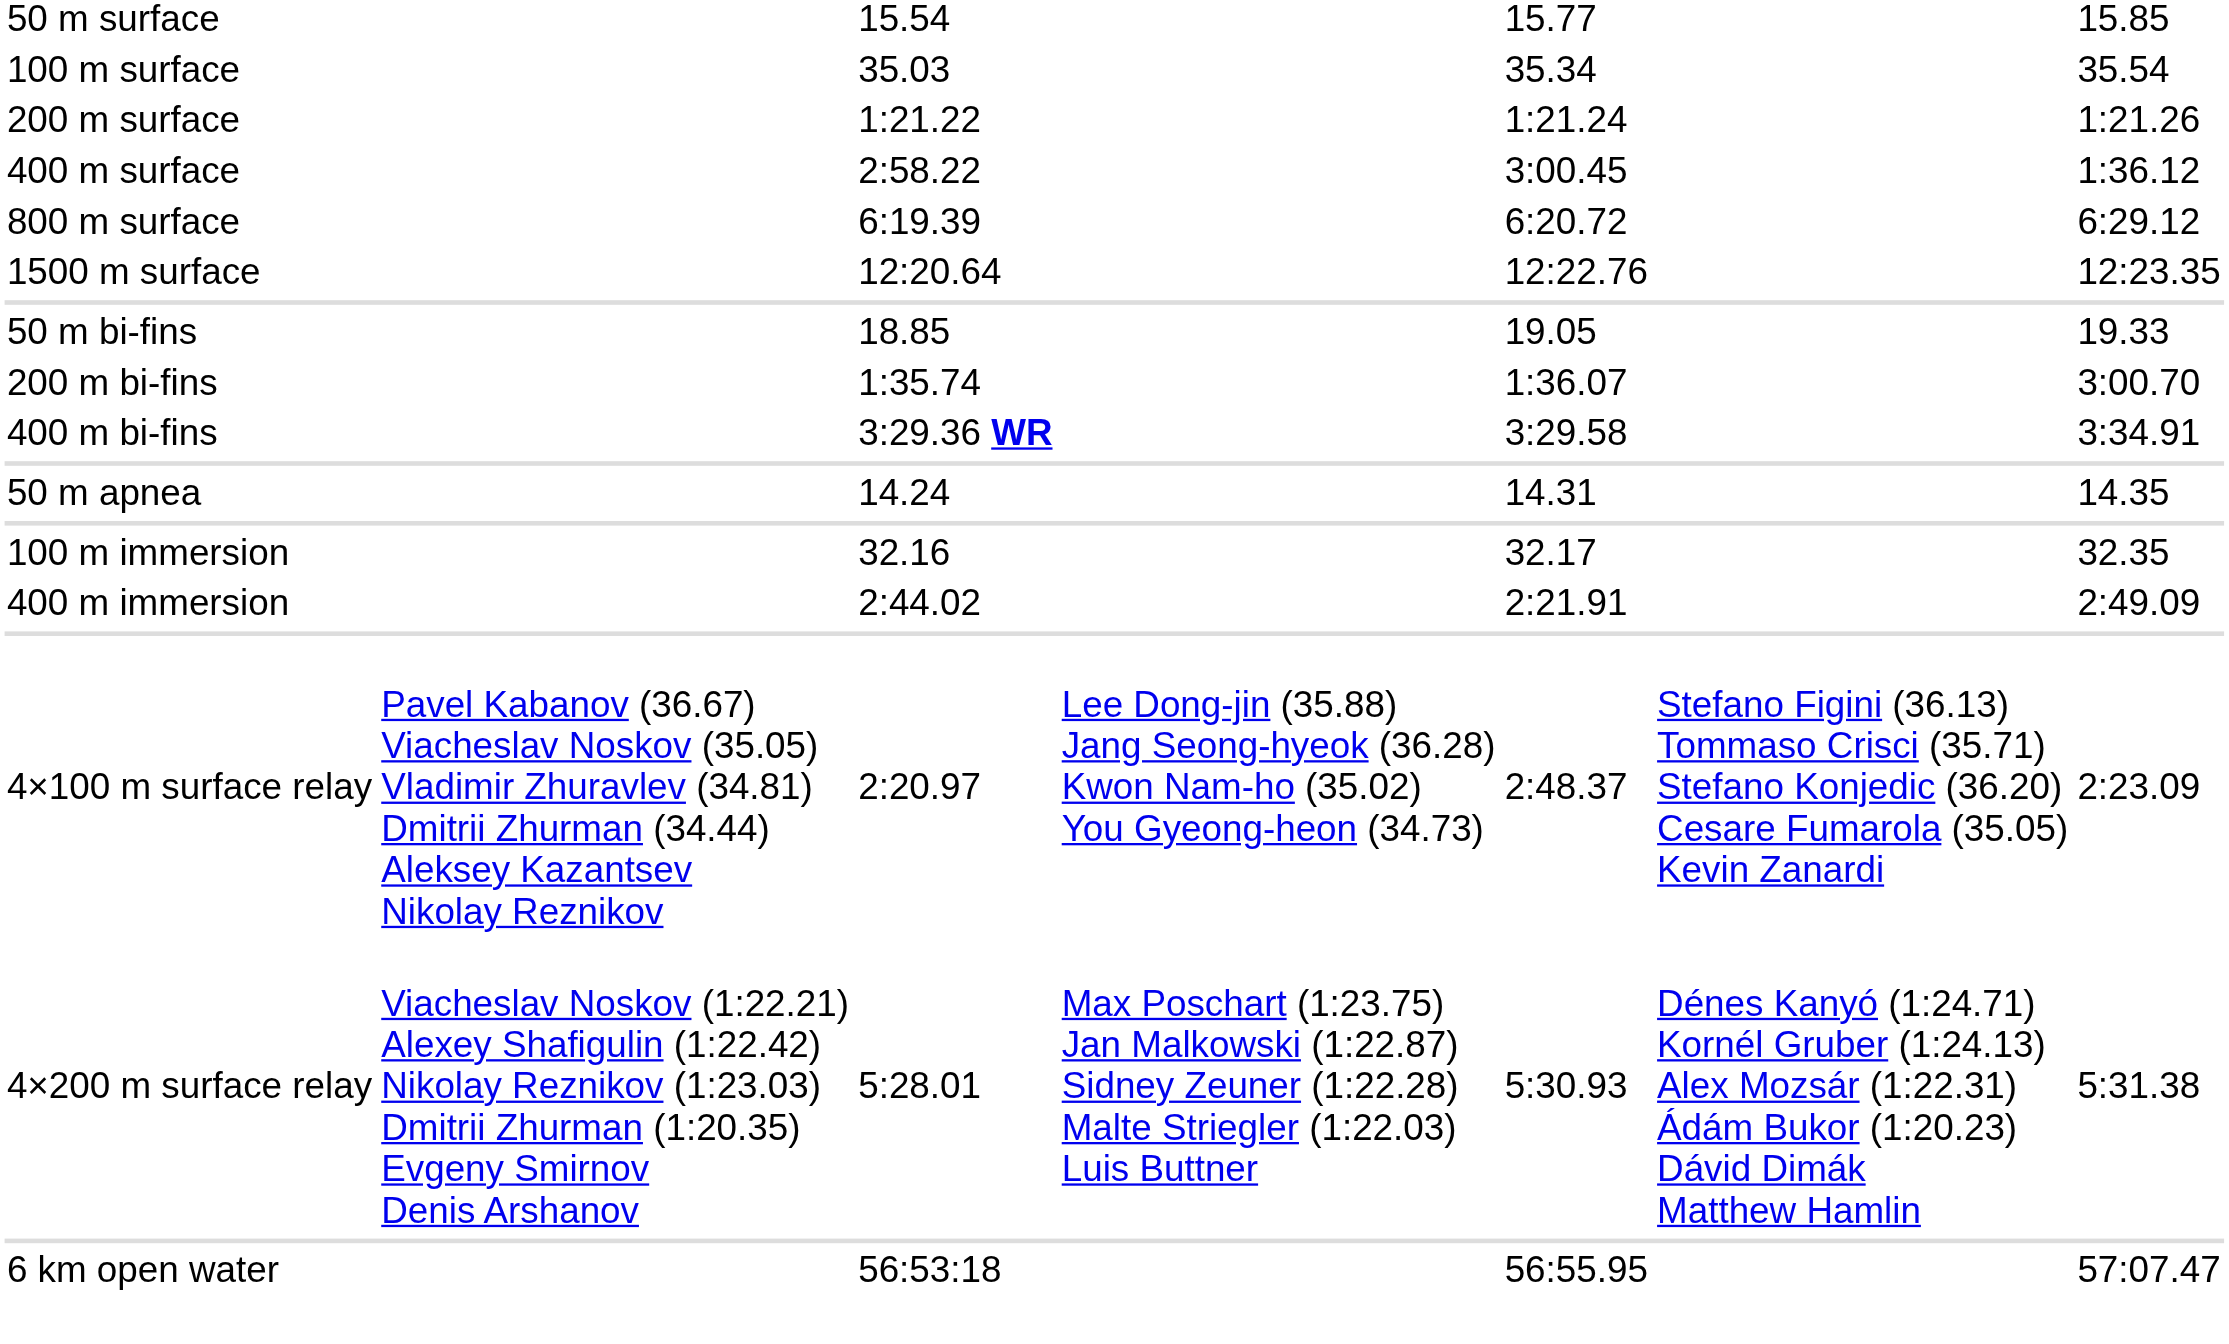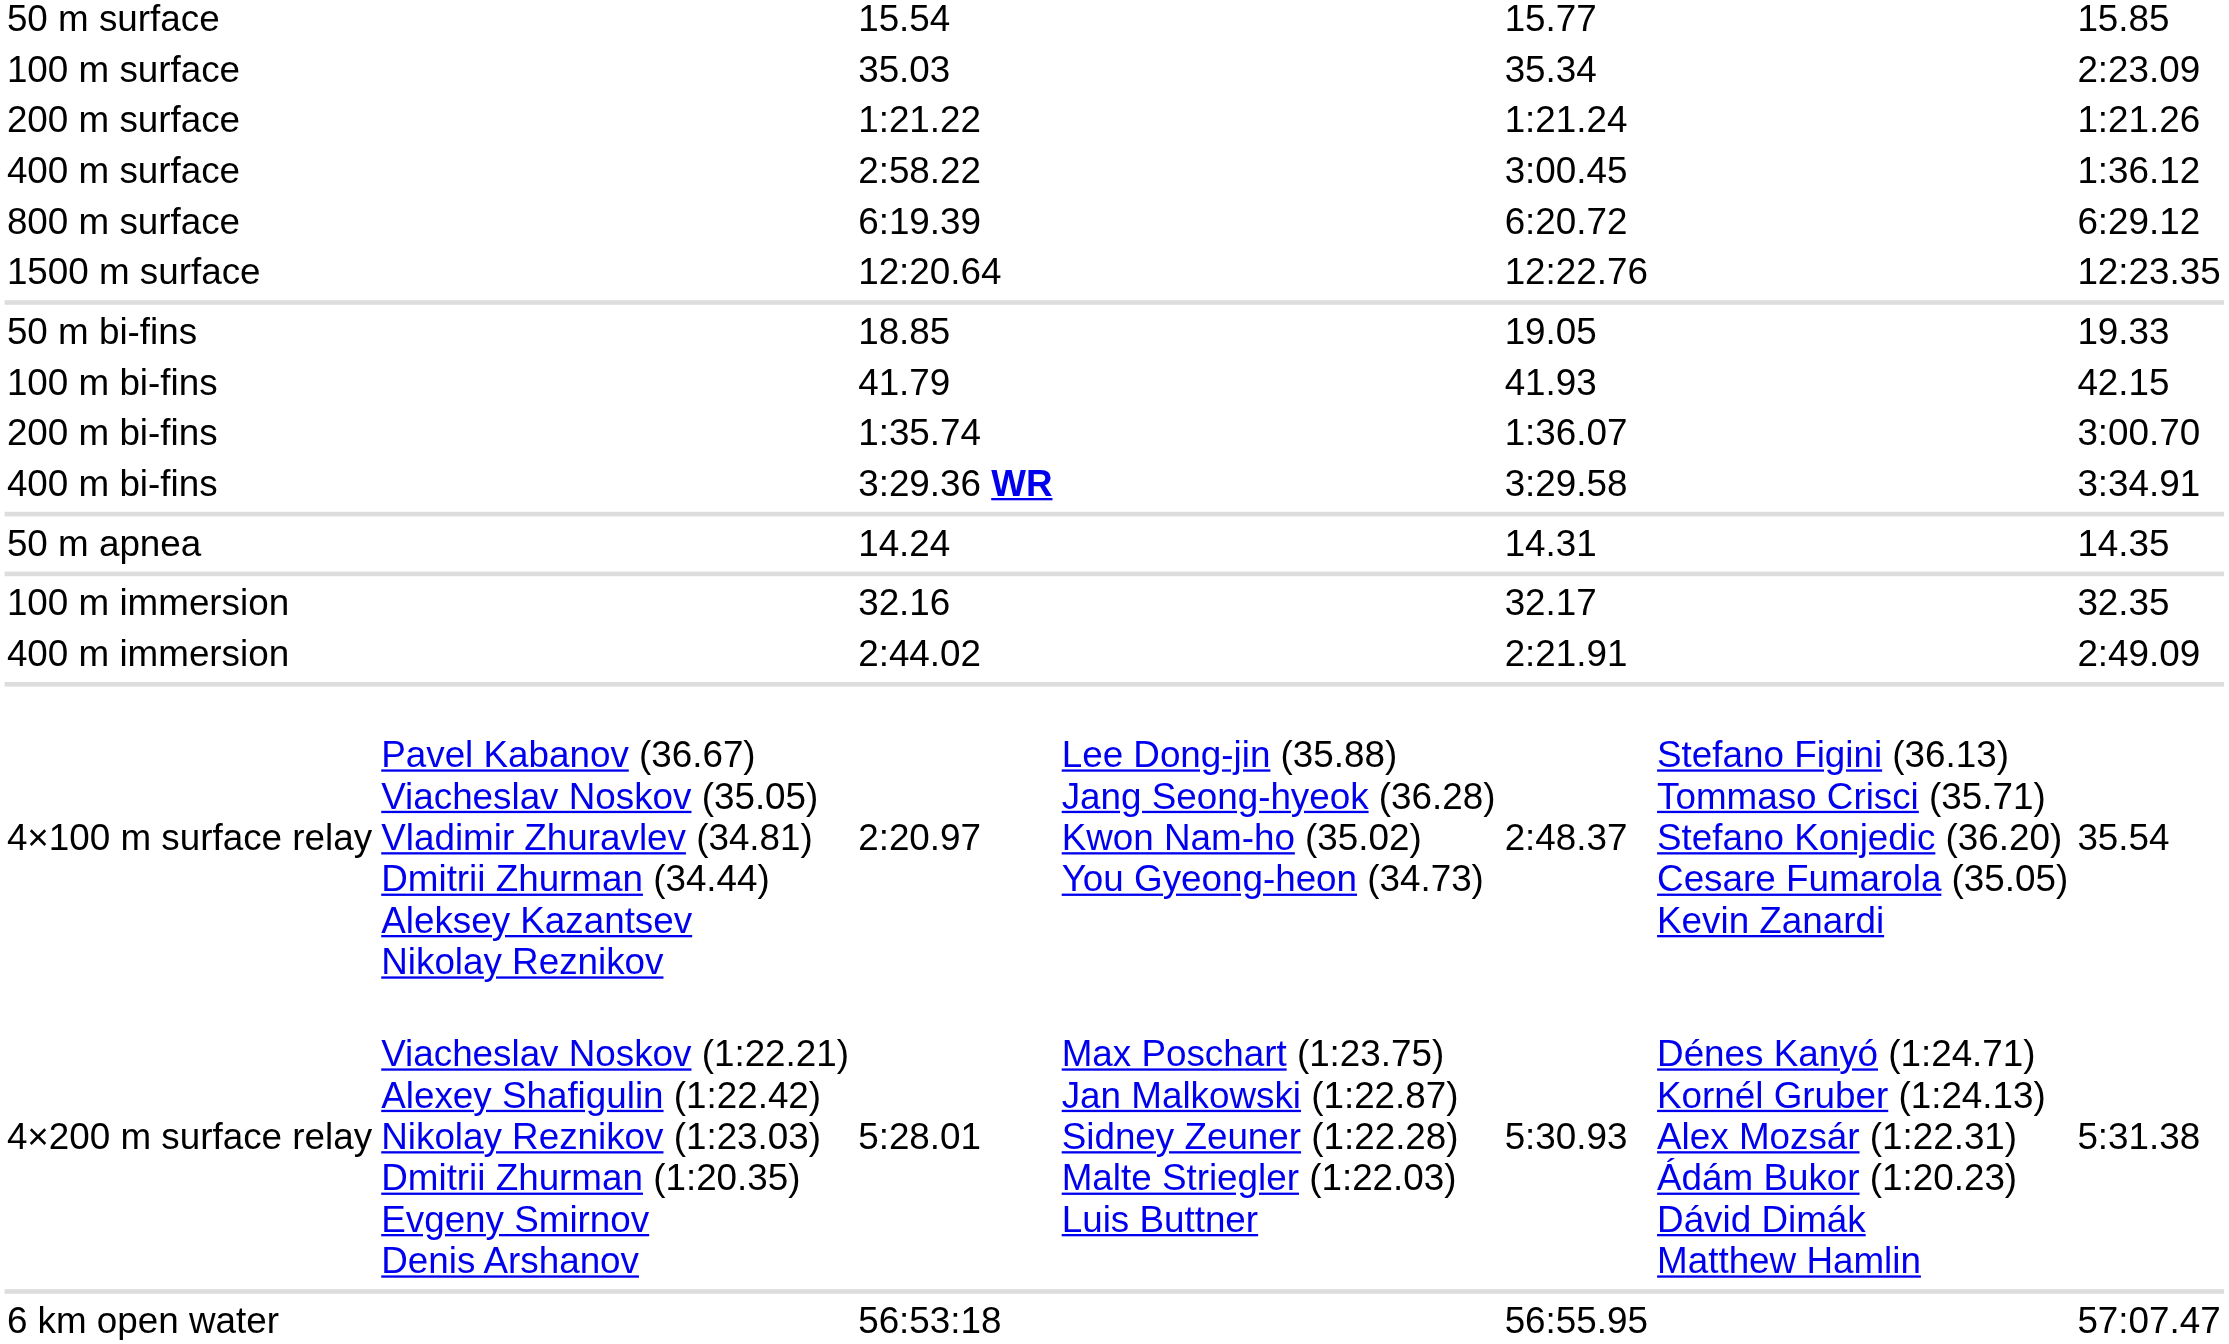(2123, 69) 35.54 -> (2139, 69) 2:23.09
+ row: (112, 382)
(2139, 787) 2:23.09 -> (2123, 837) 35.54
